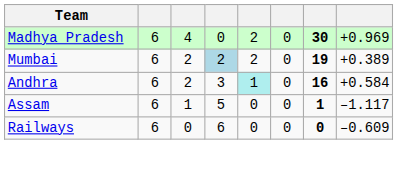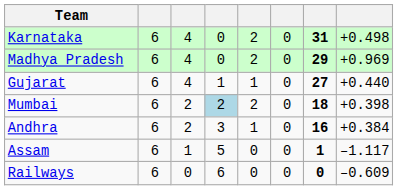+ row: (45, 38)
(320, 38) 30 -> (320, 61) 29
+ row: (37, 83)
(320, 61) 19 -> (320, 106) 18
(365, 61) +0.389 -> (365, 106) +0.398
(254, 83) paleturquoise background -> (254, 128) no background
(365, 83) +0.584 -> (365, 128) +0.384
